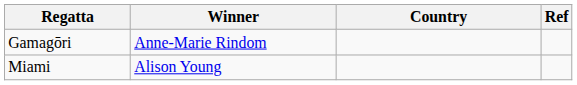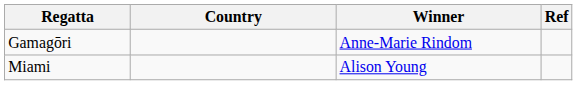columns swapped: (233, 17) <-> (439, 17)
